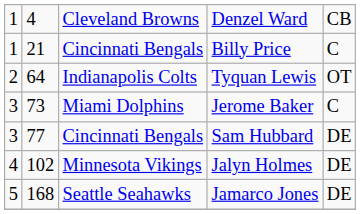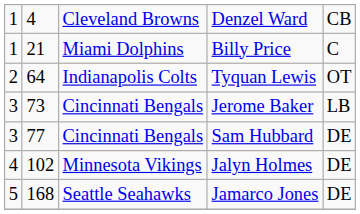(133, 48) Cincinnati Bengals -> (123, 48) Miami Dolphins
(123, 106) Miami Dolphins -> (133, 106) Cincinnati Bengals
(333, 106) C -> (339, 106) LB
